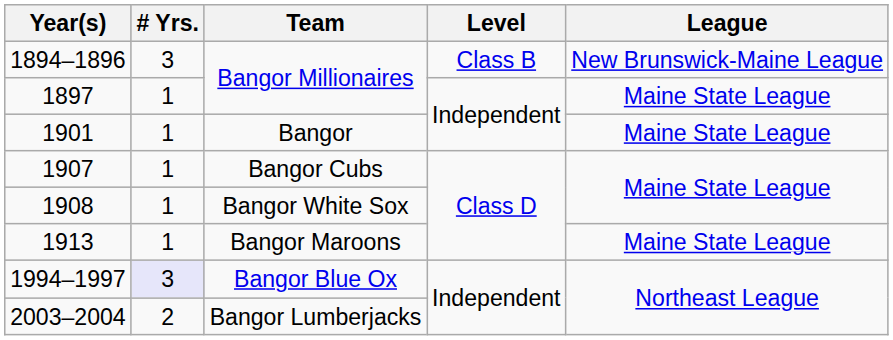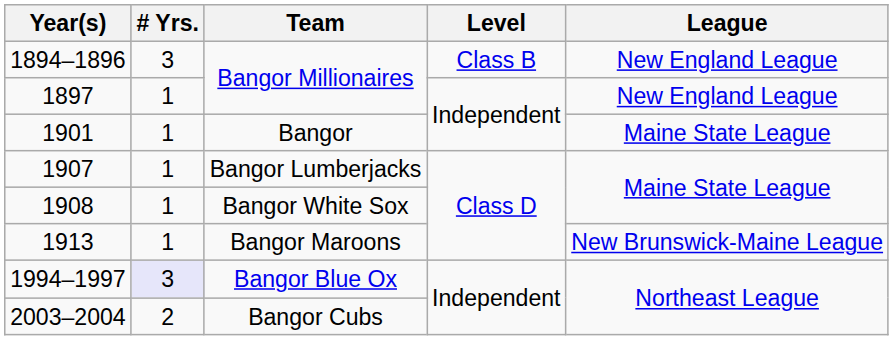(727, 60) New Brunswick-Maine League -> (727, 60) New England League
(727, 96) Maine State League -> (727, 96) New England League
(316, 170) Bangor Cubs -> (316, 170) Bangor Lumberjacks
(727, 243) Maine State League -> (727, 243) New Brunswick-Maine League
(316, 316) Bangor Lumberjacks -> (316, 316) Bangor Cubs
